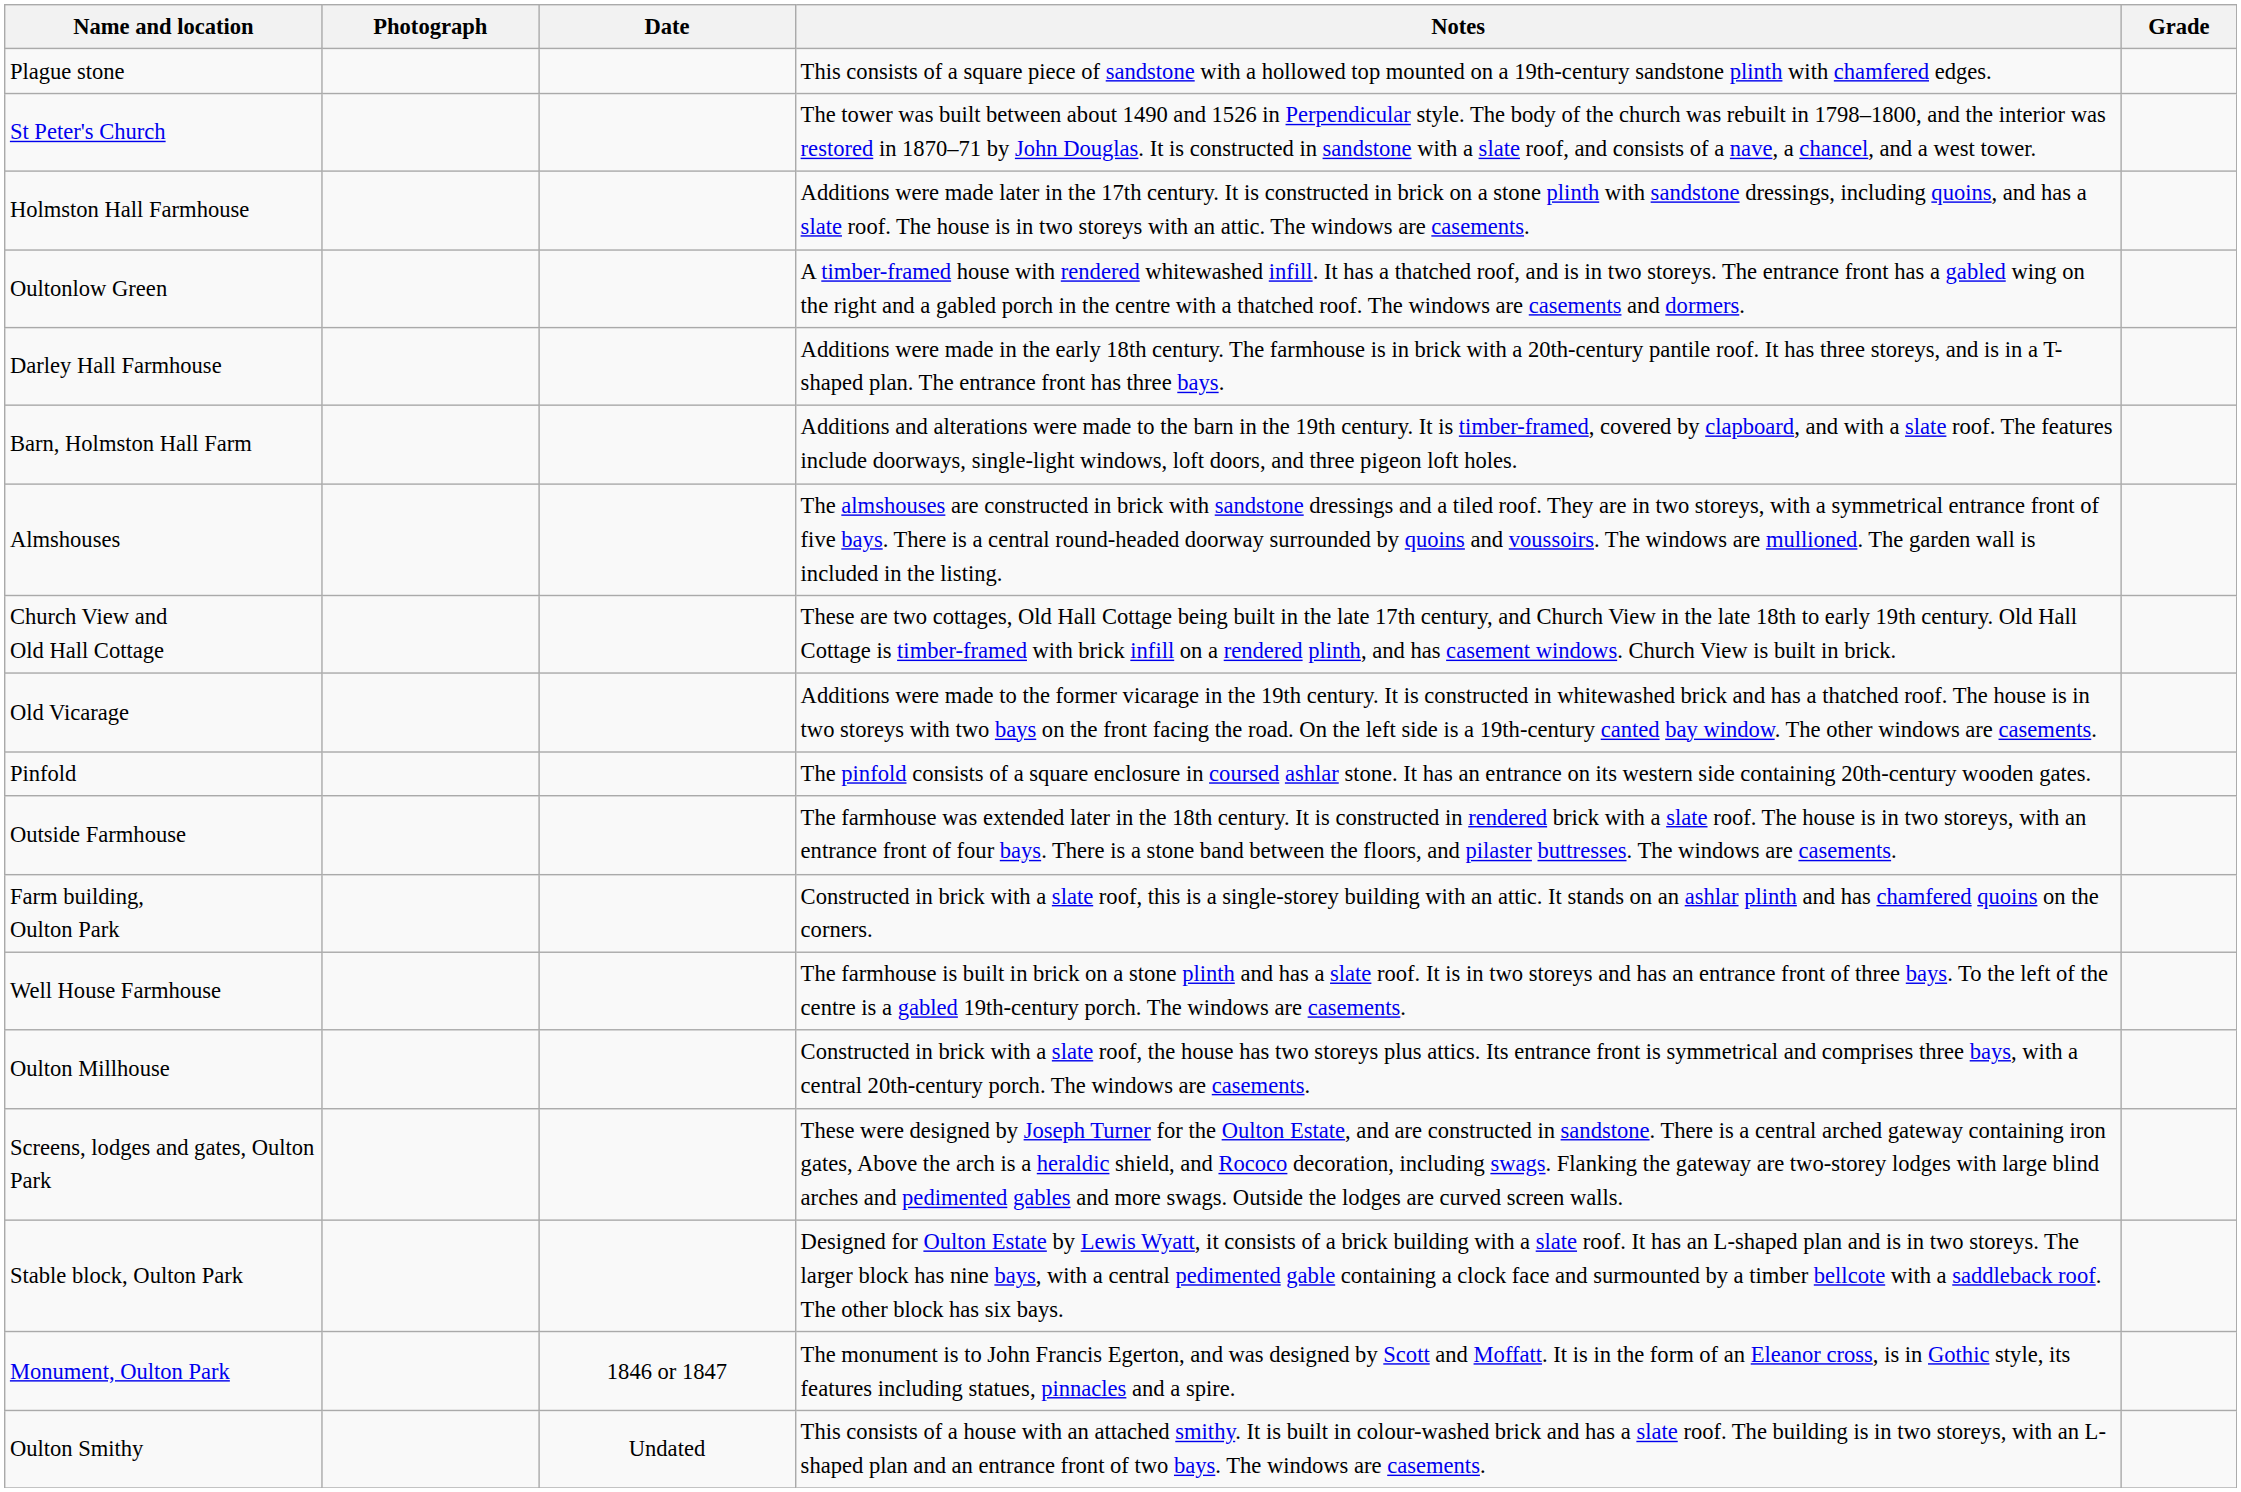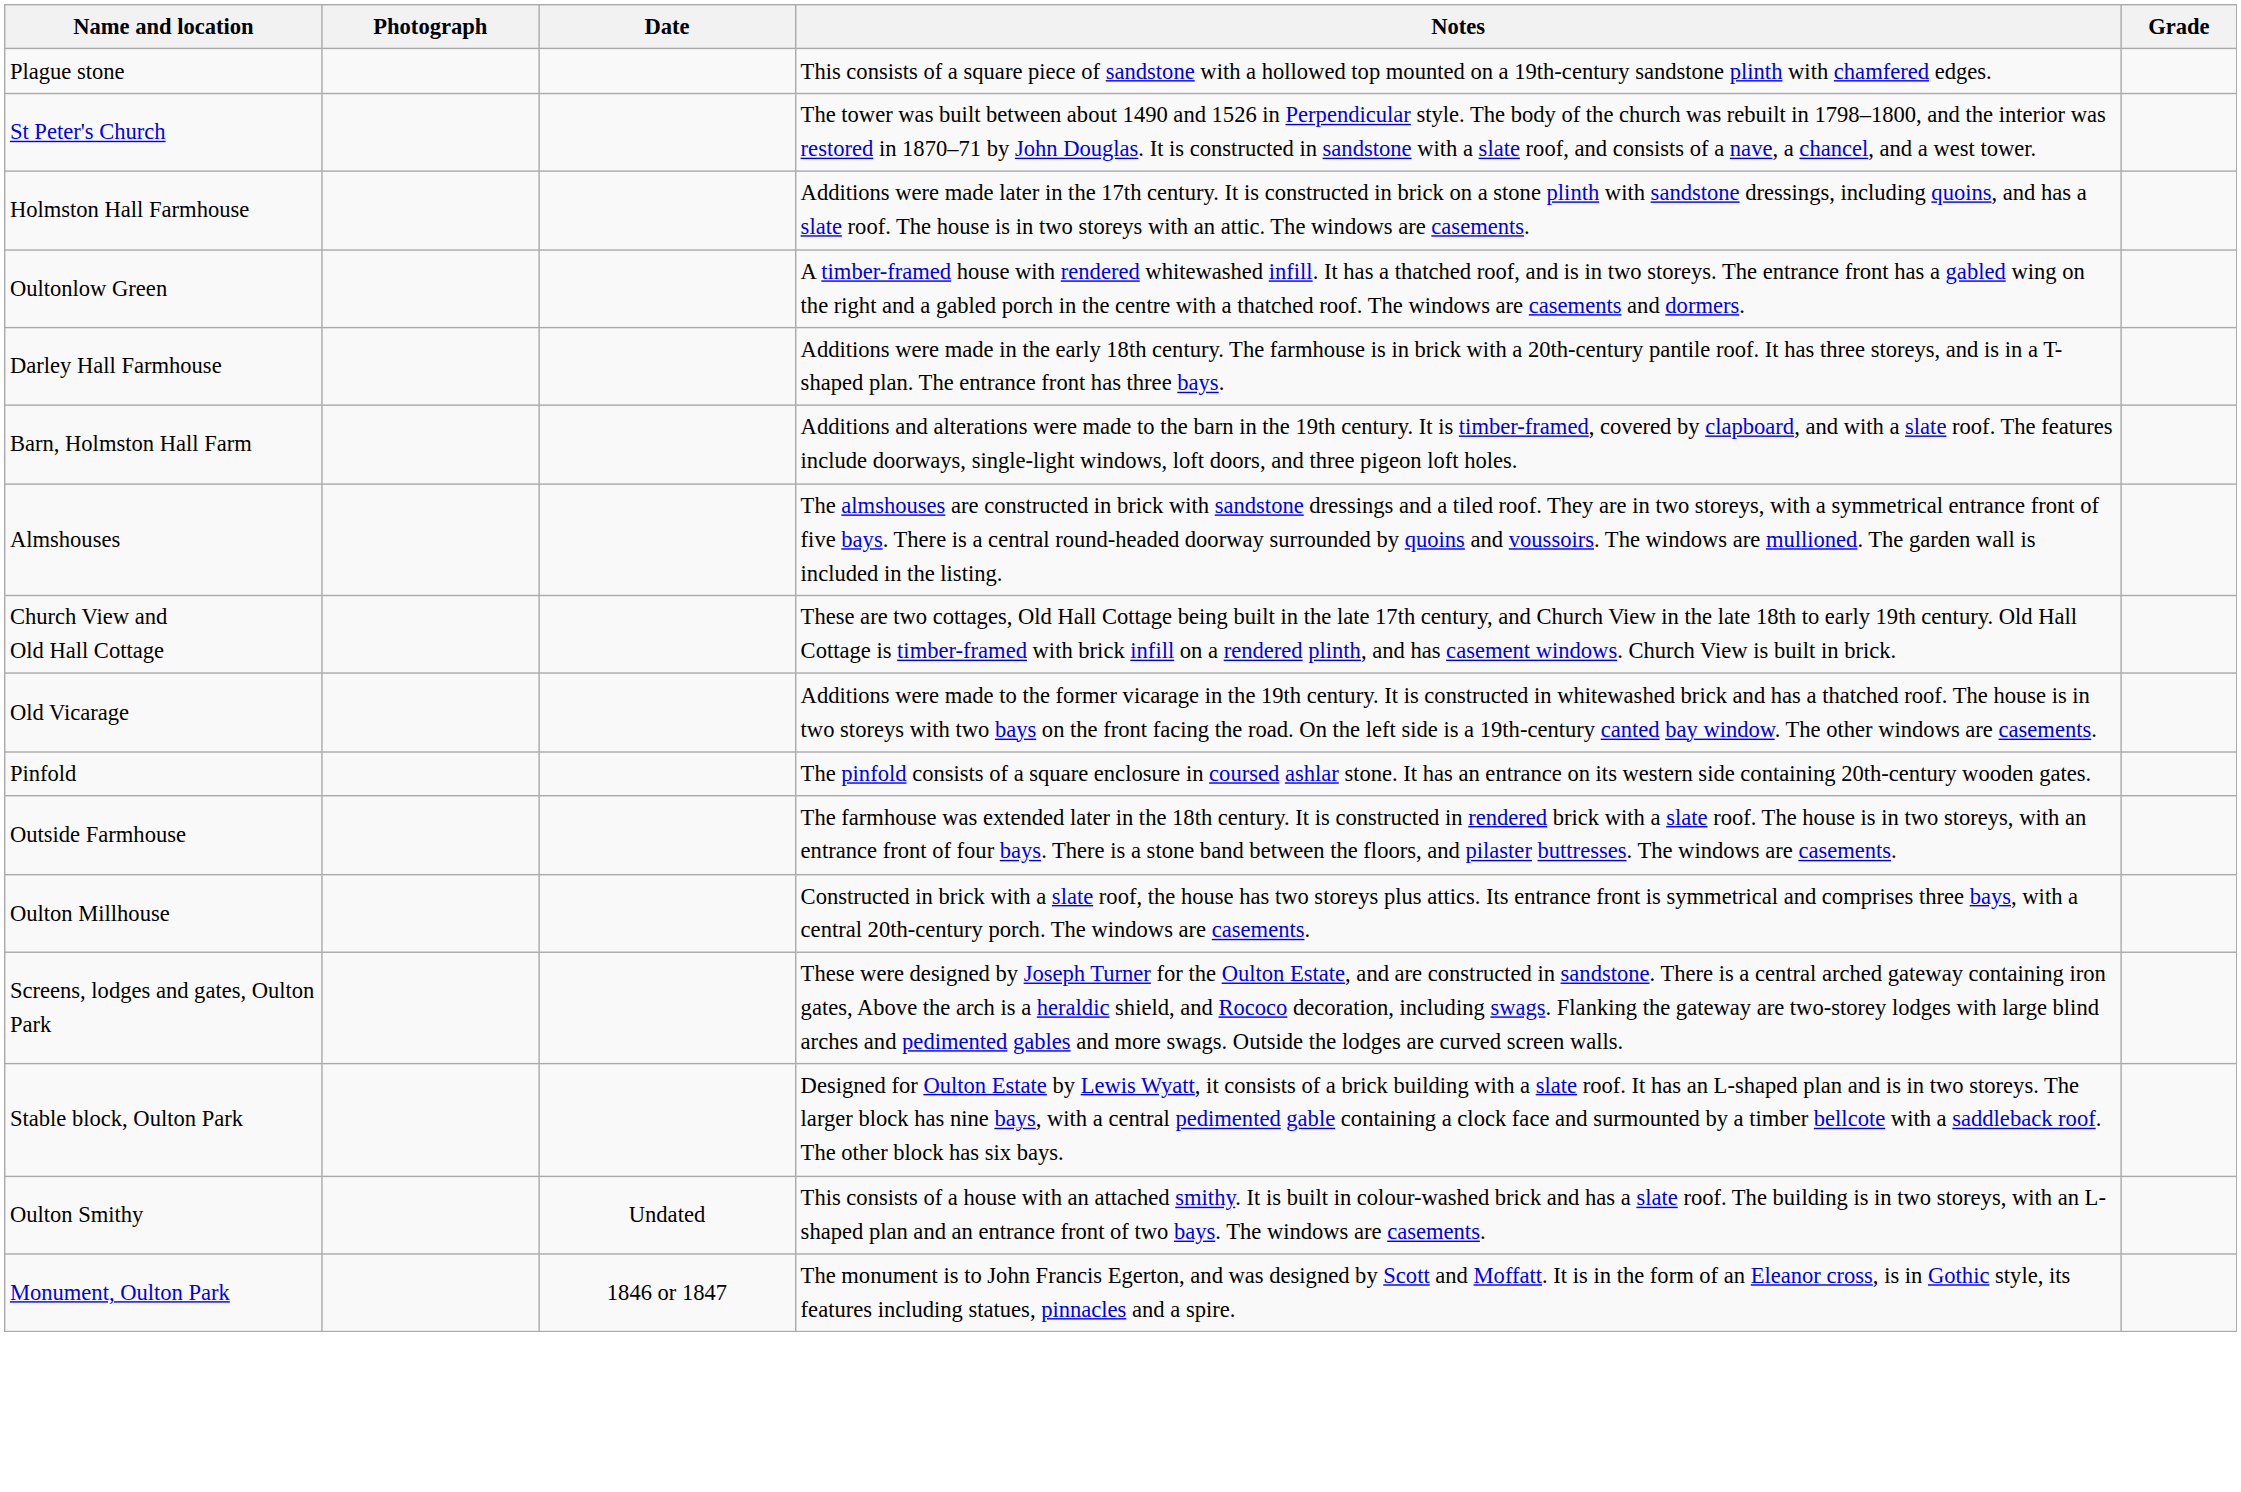- row: (77, 912)
- row: (116, 990)
rows swapped: (120, 1370) <-> (77, 1448)
